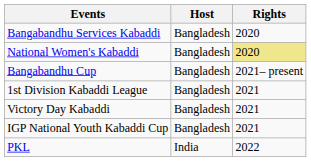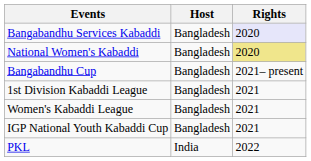(247, 33) no background -> (247, 33) lavender background
+ row: (70, 109)
- row: (58, 109)
